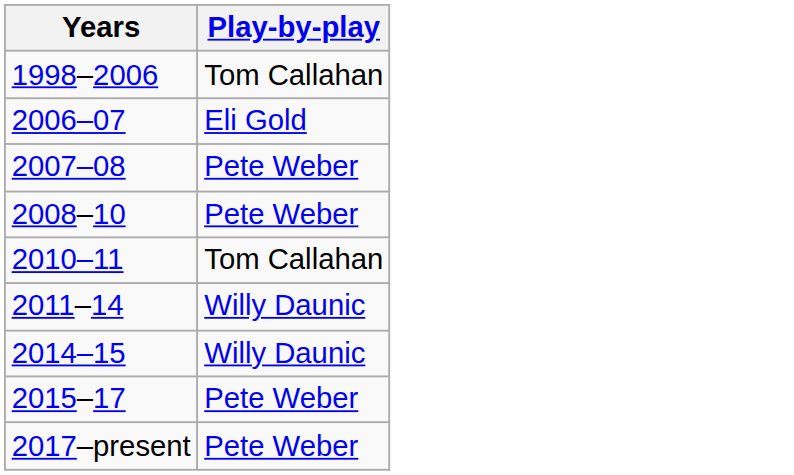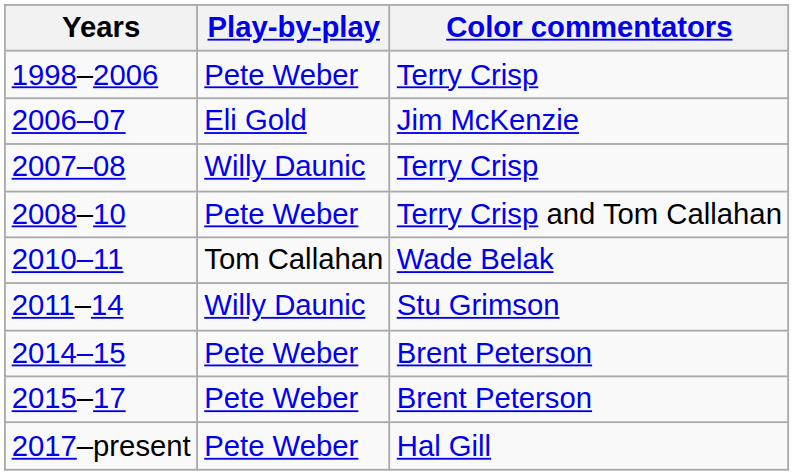+ column: (589, 27)
(294, 74) Tom Callahan -> (281, 74) Pete Weber
(281, 167) Pete Weber -> (285, 167) Willy Daunic
(285, 352) Willy Daunic -> (281, 352) Pete Weber
